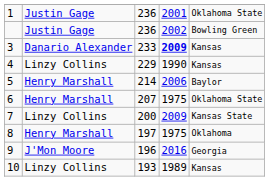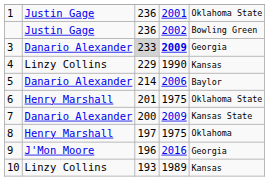(147, 47) no background -> (147, 47) lightgrey background
(207, 47) Kansas -> (209, 47) Georgia
(69, 82) Henry Marshall -> (78, 82) Danario Alexander
(147, 99) 207 -> (147, 99) 201
(66, 116) Linzy Collins -> (78, 116) Danario Alexander
